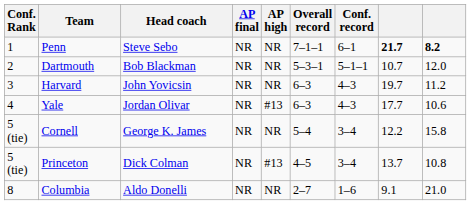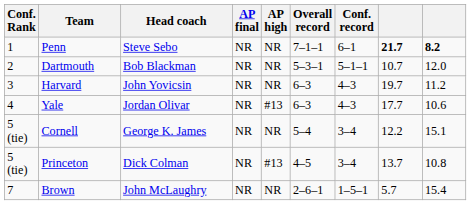(436, 131) 15.8 -> (436, 131) 15.1
+ row: (58, 190)
- row: (65, 190)
